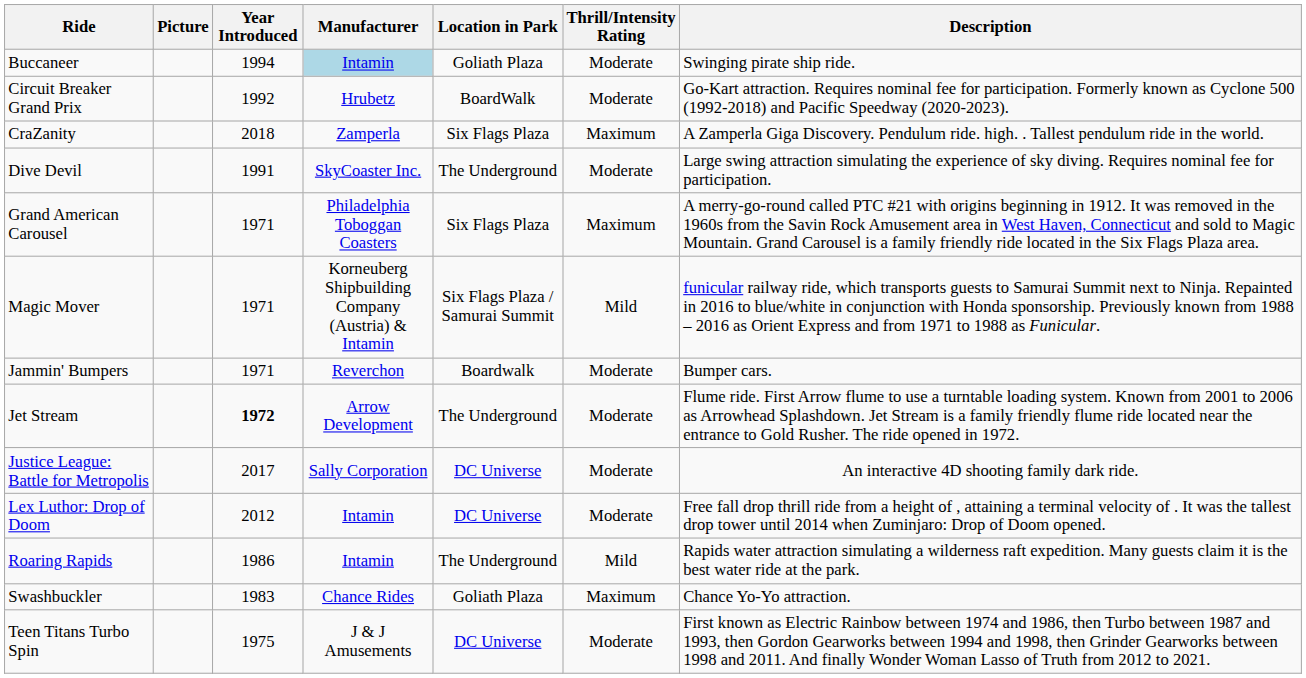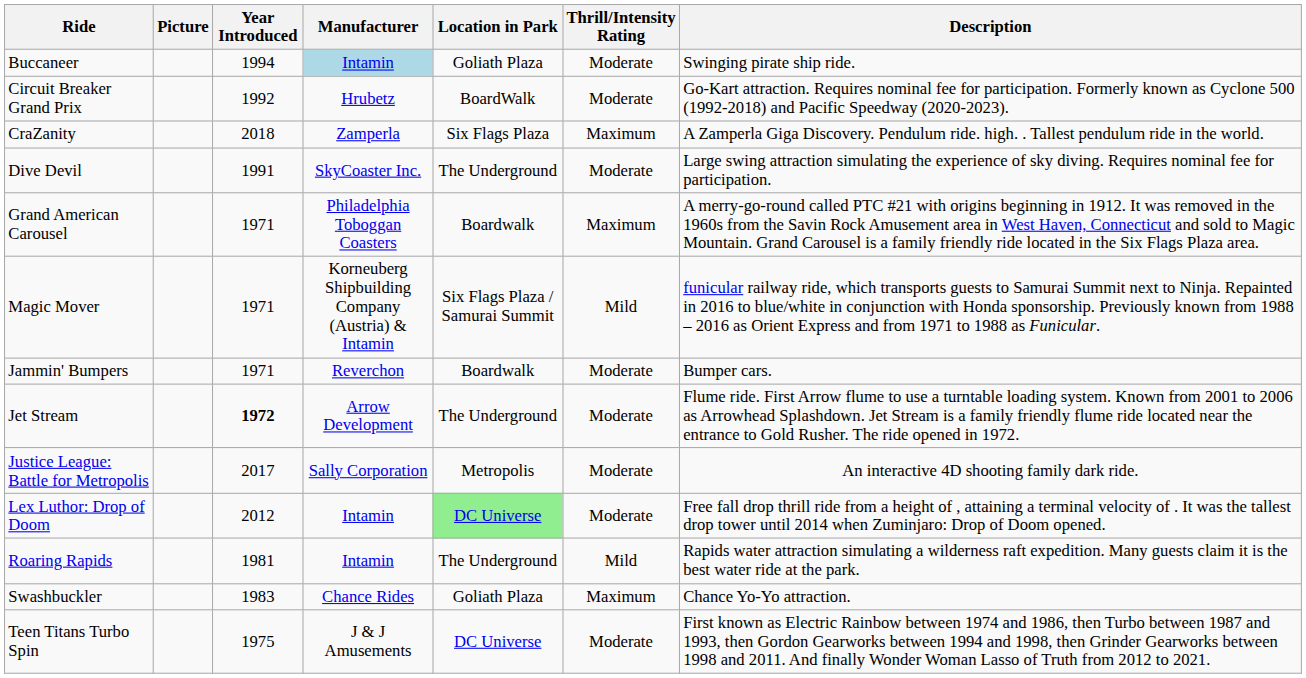(498, 224) Six Flags Plaza -> (498, 224) Boardwalk
(498, 470) DC Universe -> (498, 470) Metropolis
(498, 515) no background -> (498, 515) lightgreen background
(258, 560) 1986 -> (258, 560) 1981
